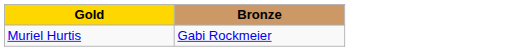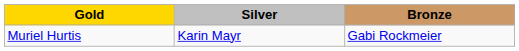+ column: (259, 14)
